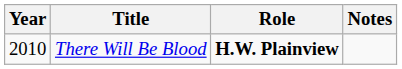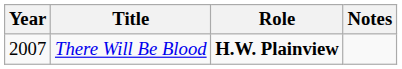(28, 49) 2010 -> (28, 49) 2007
